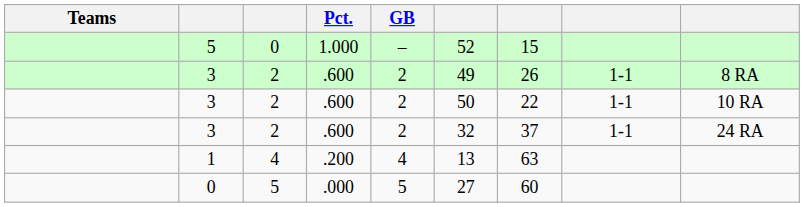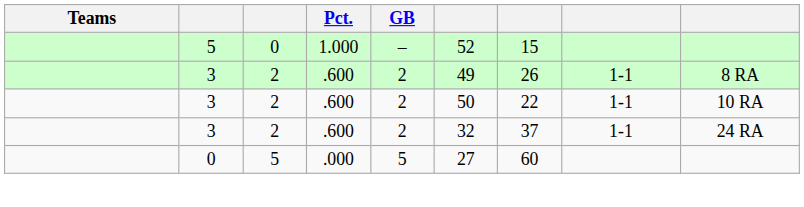- row: (211, 159)
